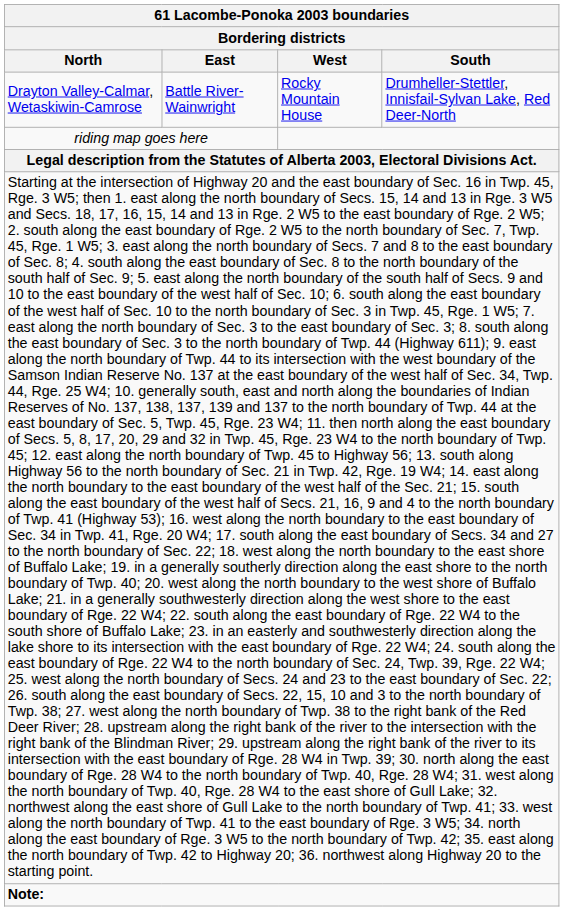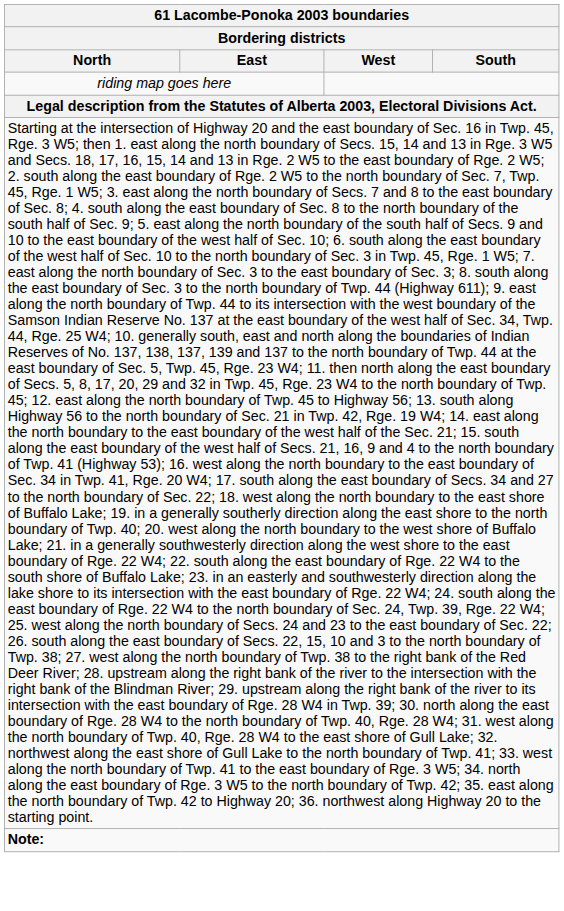- row: (80, 99)
